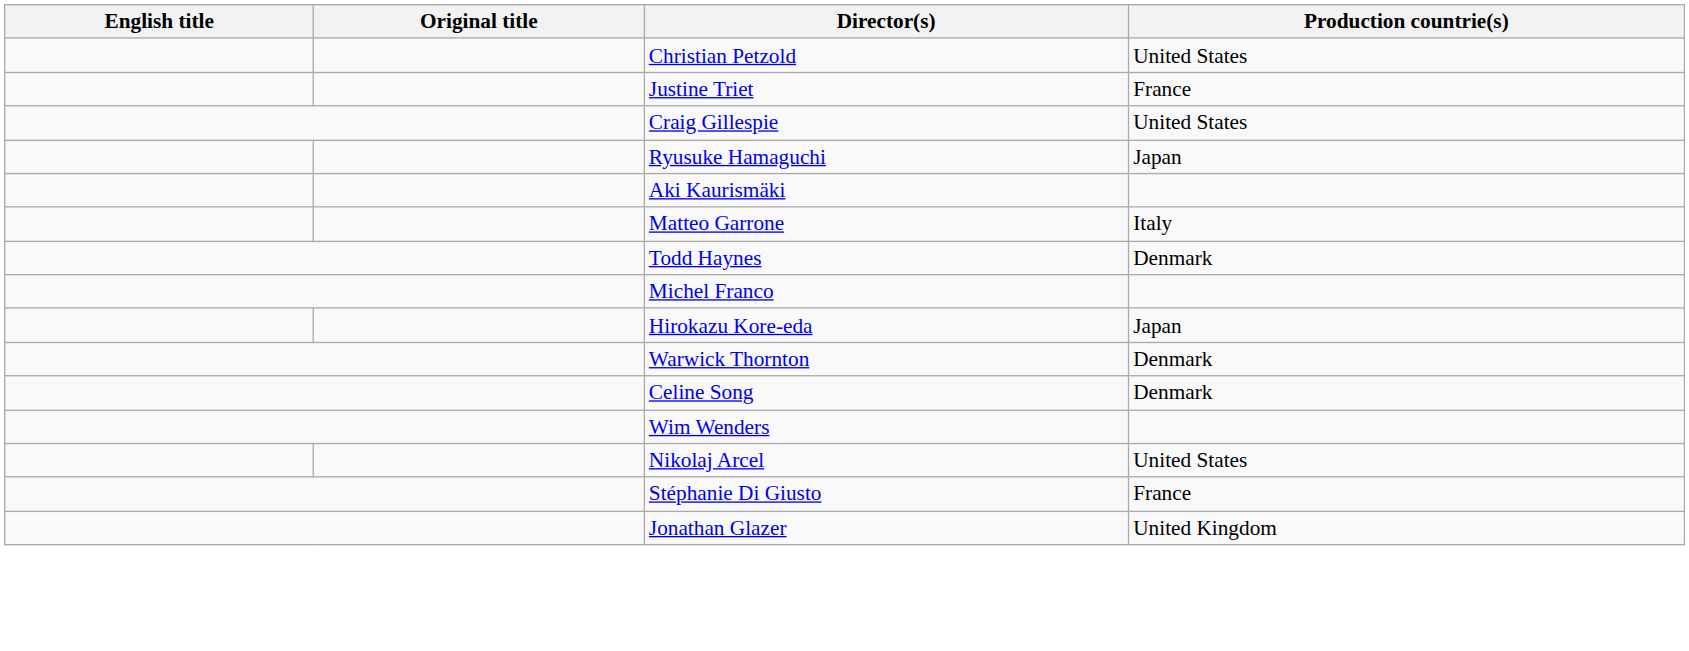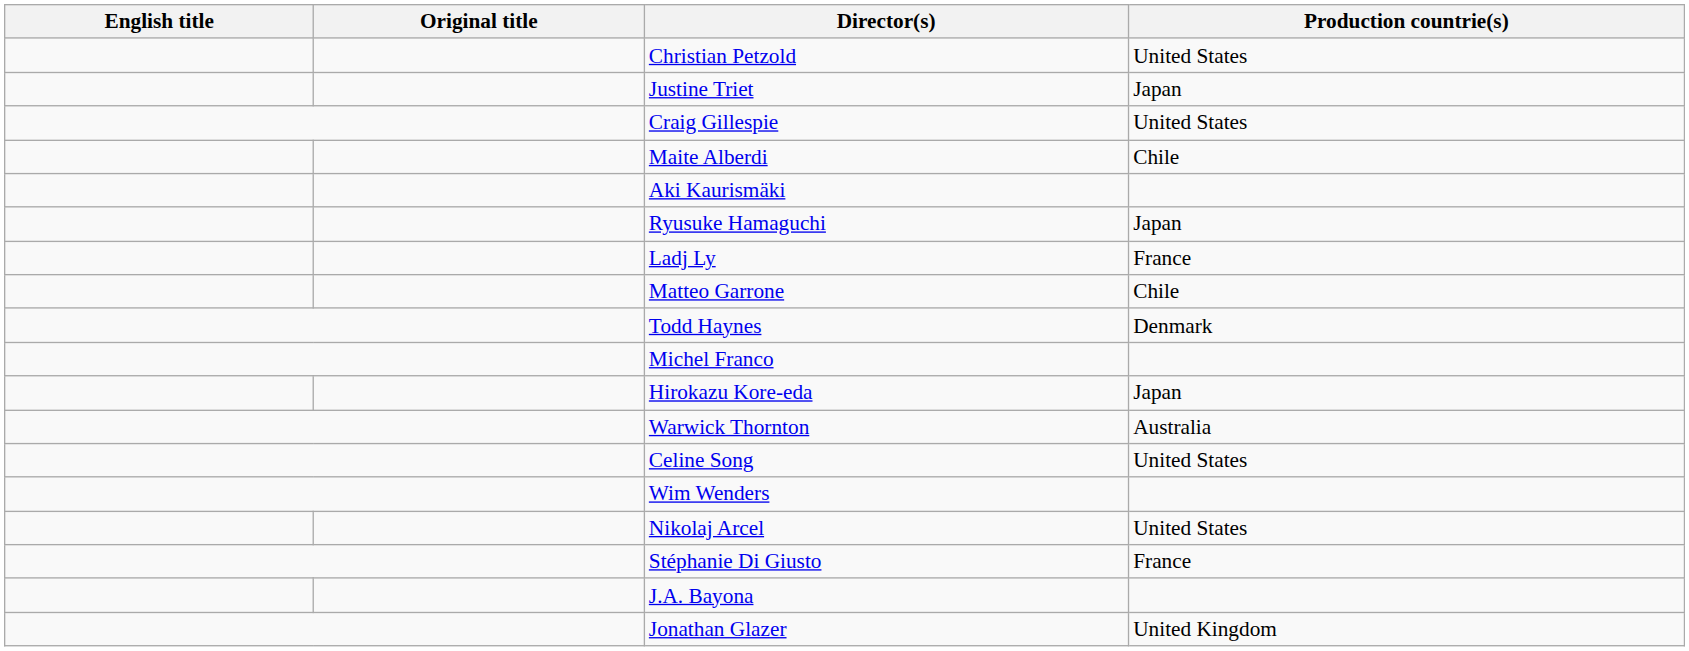(1162, 88) France -> (1157, 88) Japan
+ row: (708, 156)
rows swapped: (737, 156) <-> (717, 190)
+ row: (682, 257)
(1153, 223) Italy -> (1156, 291) Chile
(1173, 358) Denmark -> (1172, 426) Australia
(1173, 392) Denmark -> (1190, 460) United States
+ row: (701, 595)
